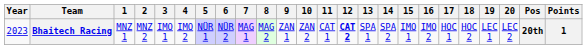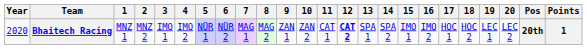(17, 32) 2023 -> (17, 32) 2020
